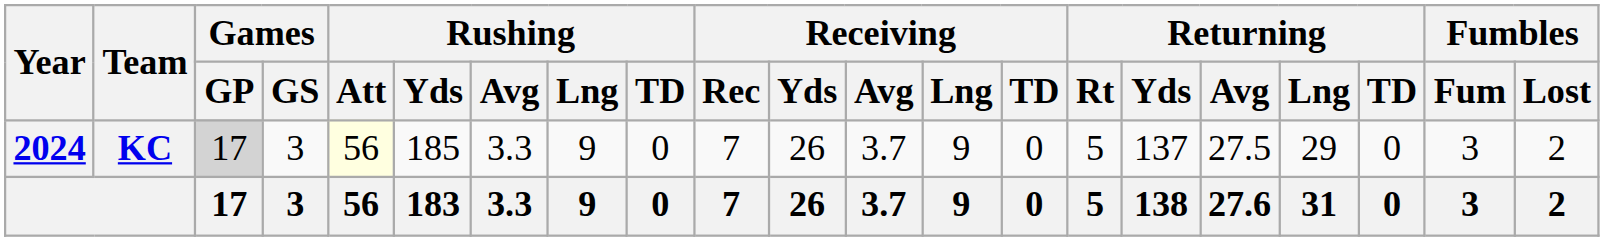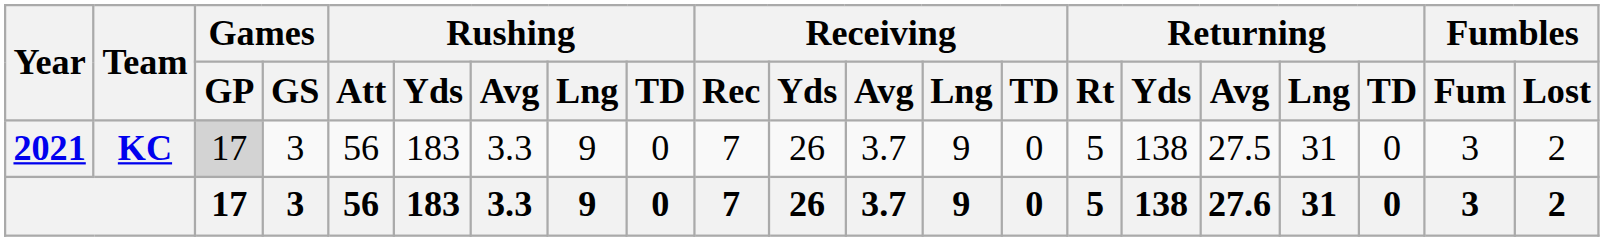(50, 147) 2024 -> (50, 147) 2021
(361, 147) lightyellow background -> (361, 147) no background
(433, 147) 185 -> (433, 147) 183
(1161, 147) 137 -> (1161, 147) 138
(1319, 147) 29 -> (1319, 147) 31
